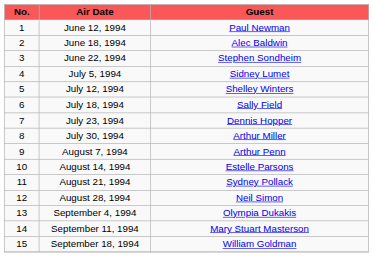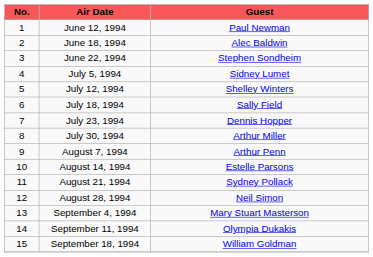(260, 213) Olympia Dukakis -> (260, 213) Mary Stuart Masterson
(260, 228) Mary Stuart Masterson -> (260, 228) Olympia Dukakis
